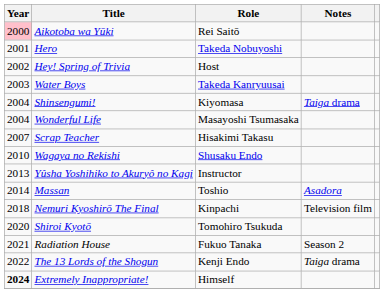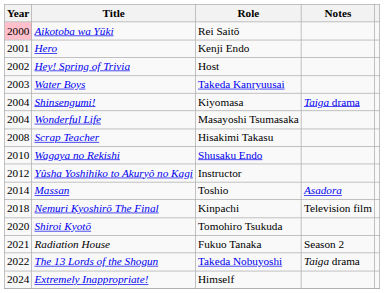(240, 48) Takeda Nobuyoshi -> (224, 48) Kenji Endo
(18, 137) 2007 -> (18, 137) 2008
(18, 173) 2013 -> (18, 173) 2012
(224, 262) Kenji Endo -> (240, 262) Takeda Nobuyoshi
(18, 279) bold -> (18, 279) normal
